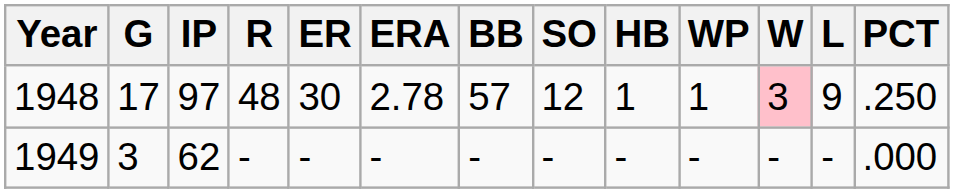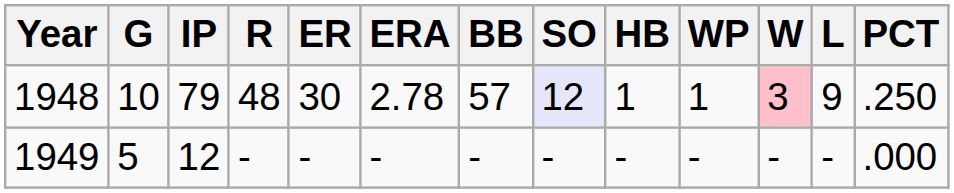(139, 95) 17 -> (139, 95) 10
(199, 95) 97 -> (199, 95) 79
(563, 95) no background -> (563, 95) lavender background
(128, 156) 3 -> (128, 156) 5
(199, 156) 62 -> (199, 156) 12
